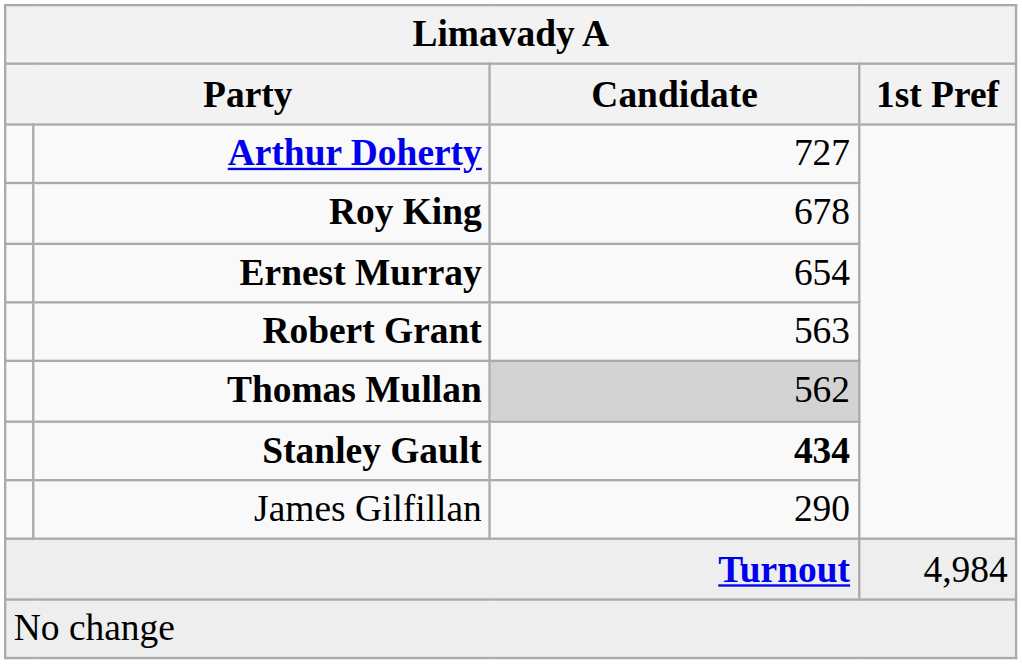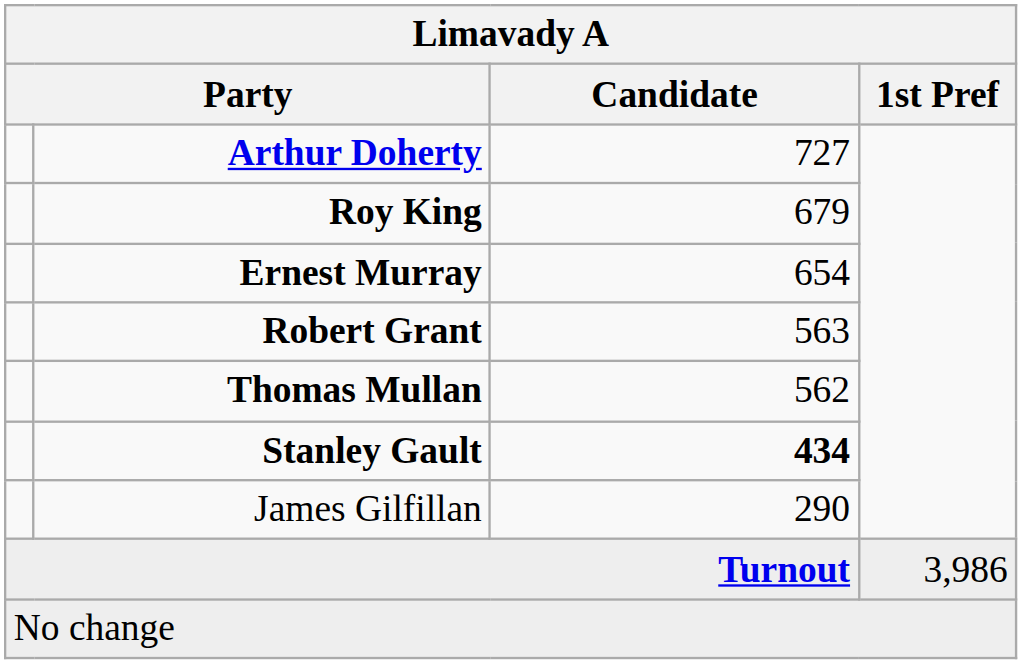(822, 212) 678 -> (822, 212) 679
(822, 390) lightgrey background -> (822, 390) no background
(966, 568) 4,984 -> (966, 568) 3,986
